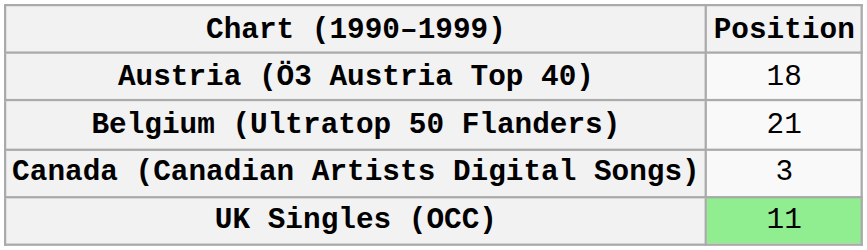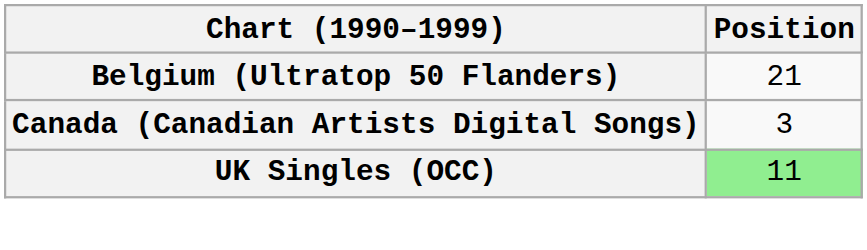- row: (356, 77)
